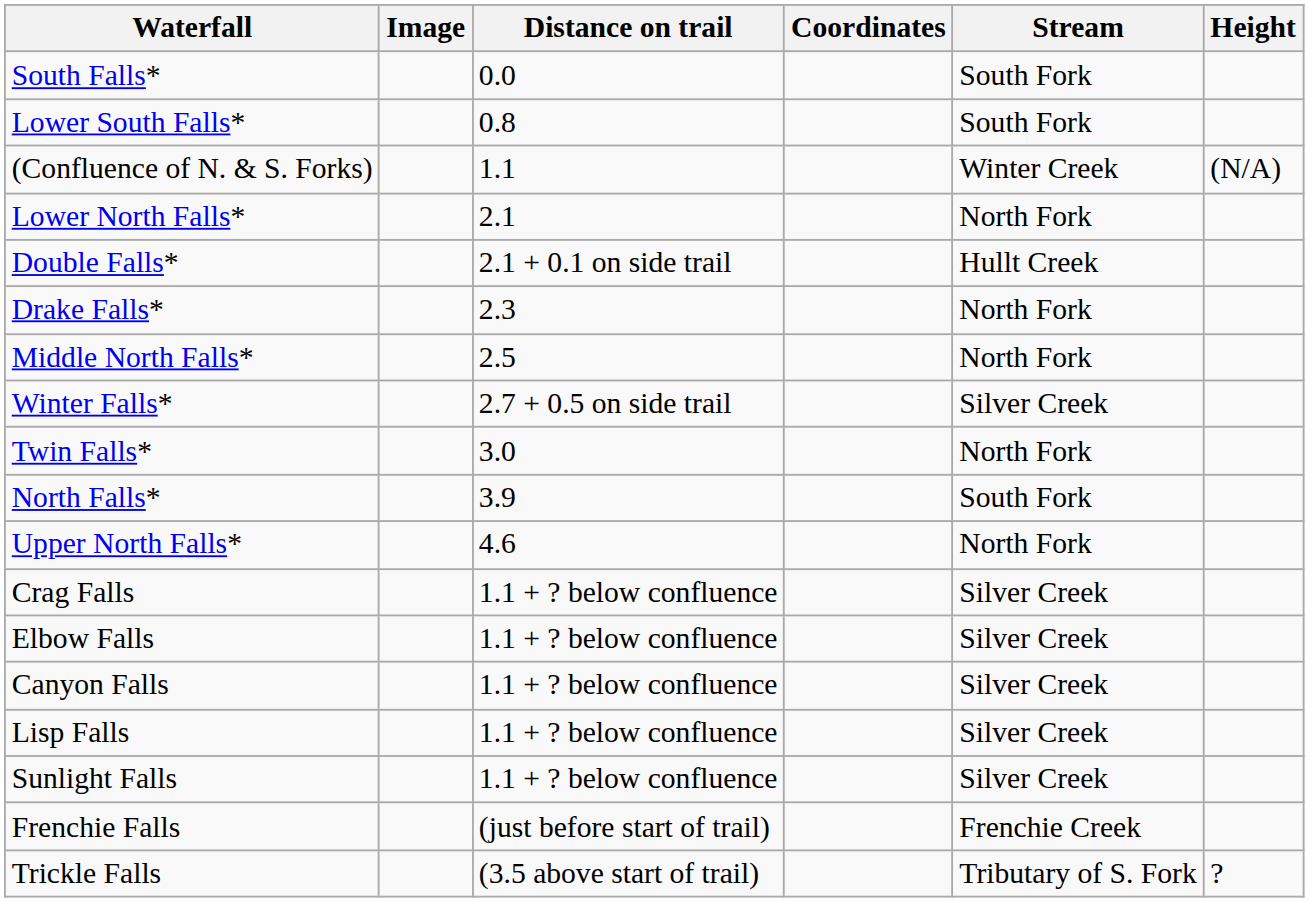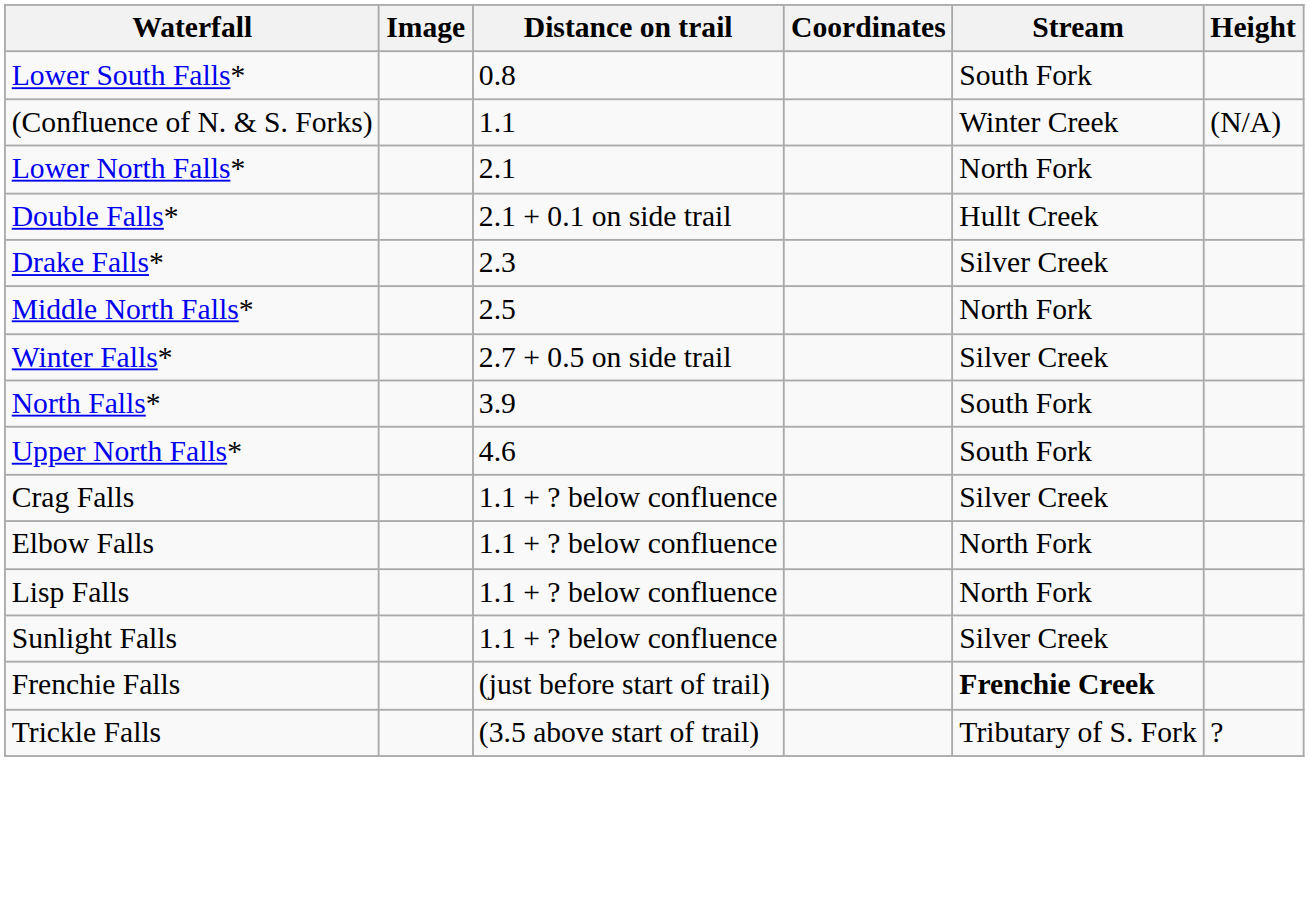- row: (86, 74)
(1026, 309) North Fork -> (1034, 262) Silver Creek
- row: (82, 450)
(1026, 544) North Fork -> (1026, 450) South Fork
(1034, 638) Silver Creek -> (1026, 544) North Fork
- row: (90, 685)
(1034, 732) Silver Creek -> (1026, 591) North Fork
(1050, 826) normal -> (1057, 685) bold
